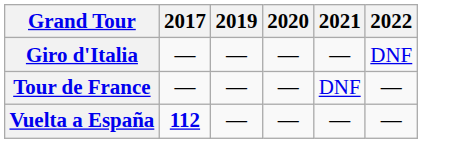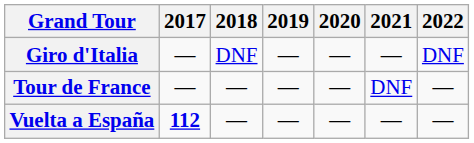+ column: (237, 21)
